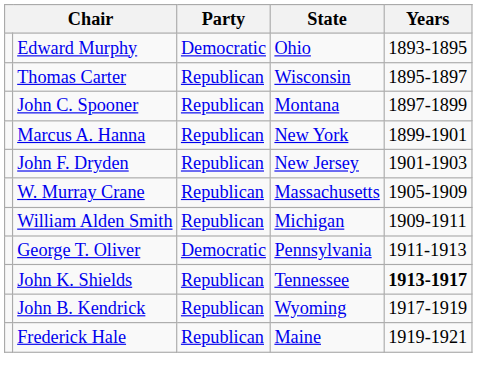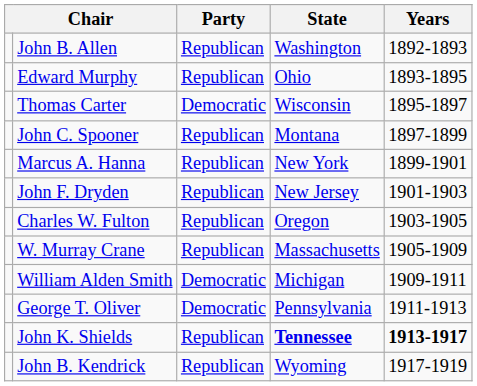+ row: (67, 47)
(223, 47) Democratic -> (222, 76) Republican
(222, 76) Republican -> (223, 105) Democratic
+ row: (83, 221)
(222, 221) Republican -> (223, 279) Democratic
(312, 279) normal -> (313, 337) bold
- row: (72, 337)
